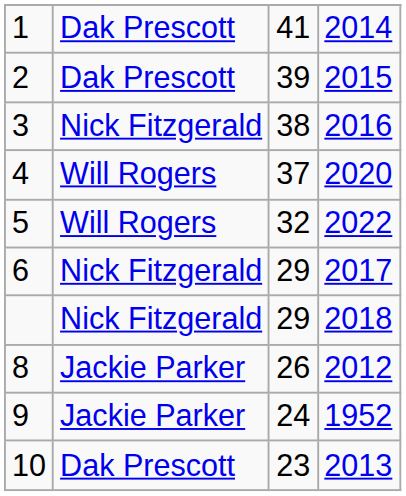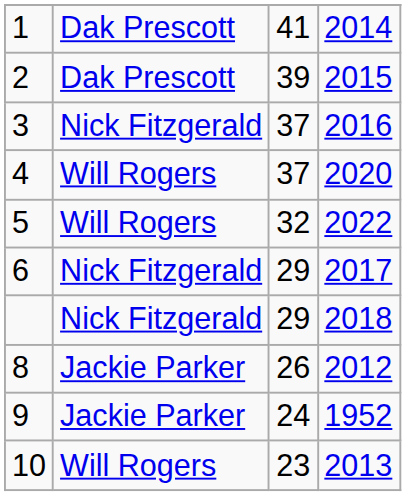(293, 125) 38 -> (293, 125) 37
(148, 464) Dak Prescott -> (138, 464) Will Rogers
